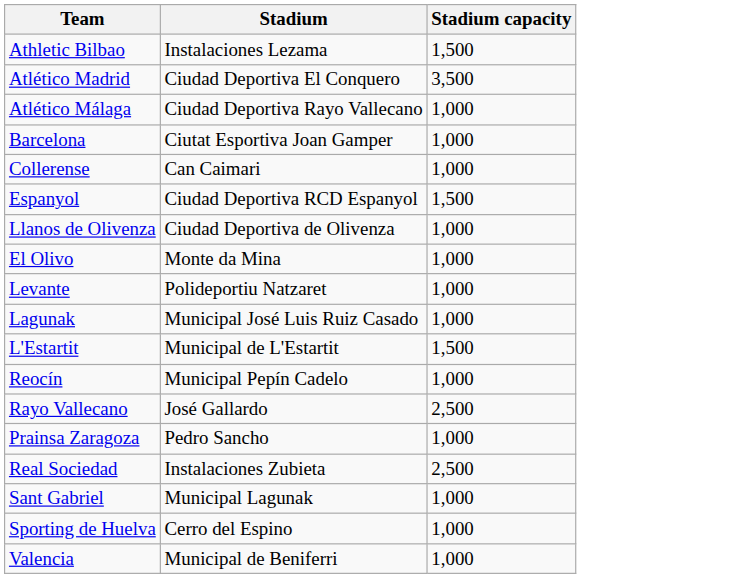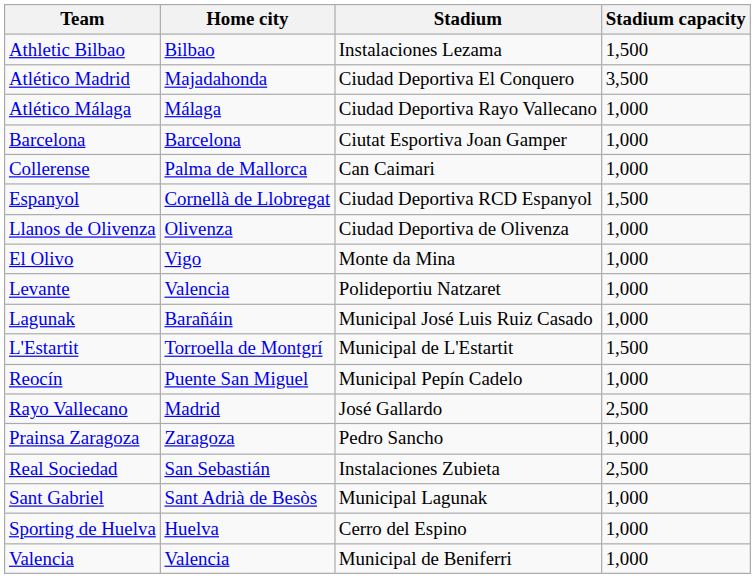+ column: (247, 19)
